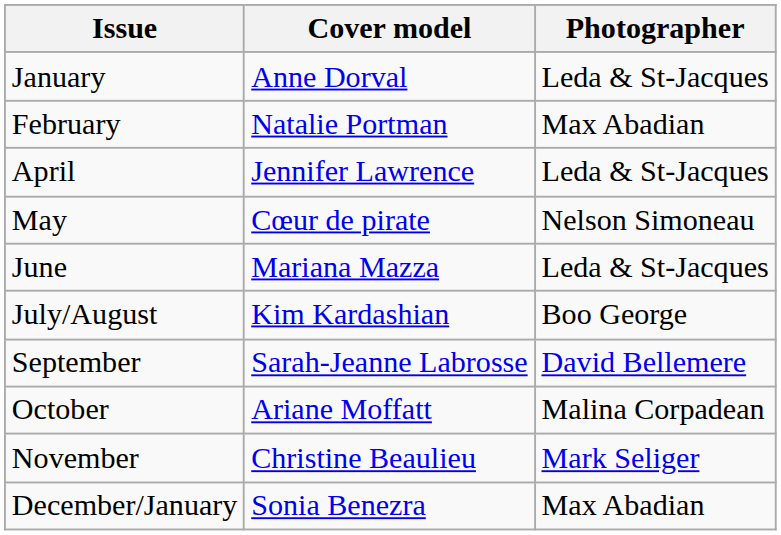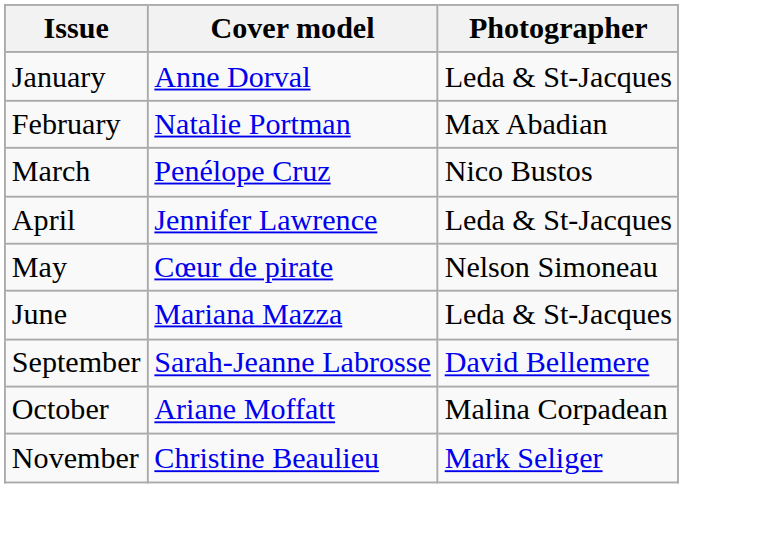+ row: (51, 171)
- row: (85, 314)
- row: (125, 505)
